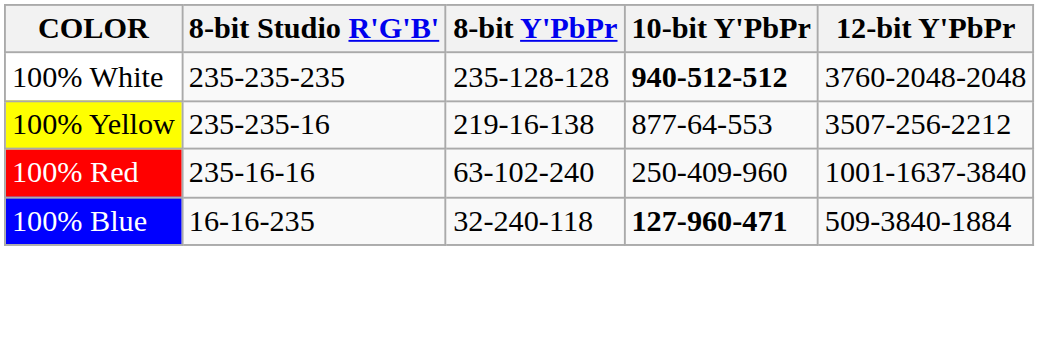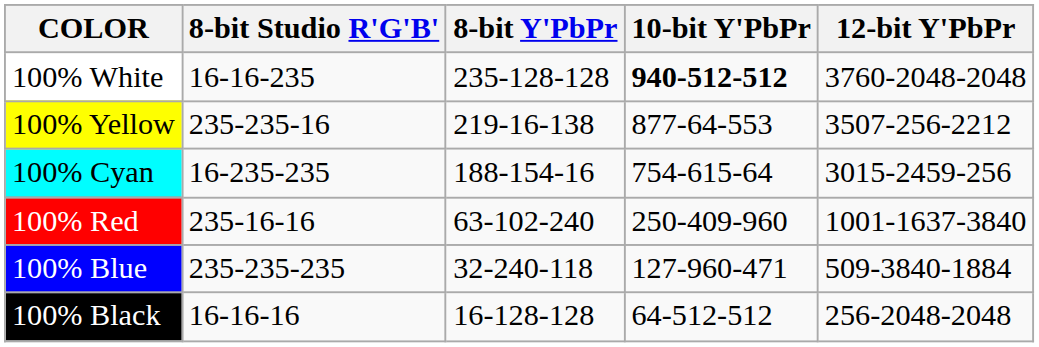(267, 76) 235-235-235 -> (252, 76) 16-16-235
+ row: (83, 172)
(252, 220) 16-16-235 -> (267, 268) 235-235-235
(710, 220) bold -> (710, 268) normal
+ row: (86, 316)
